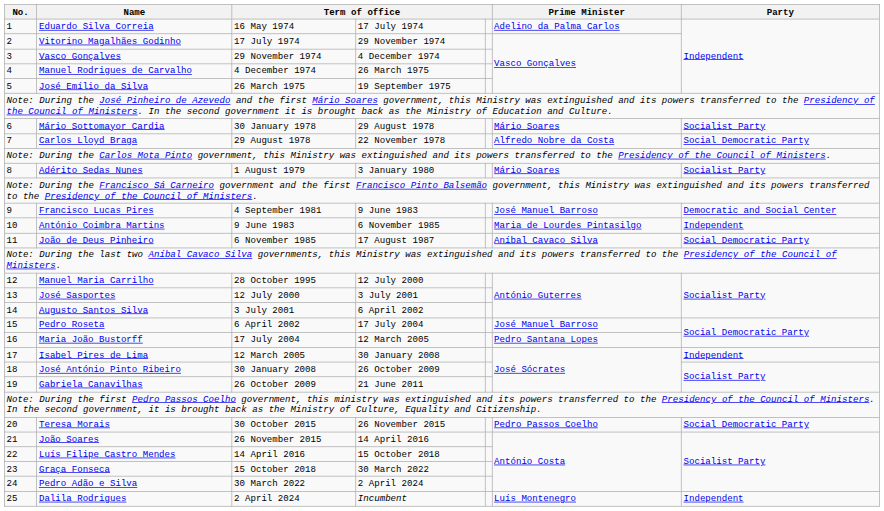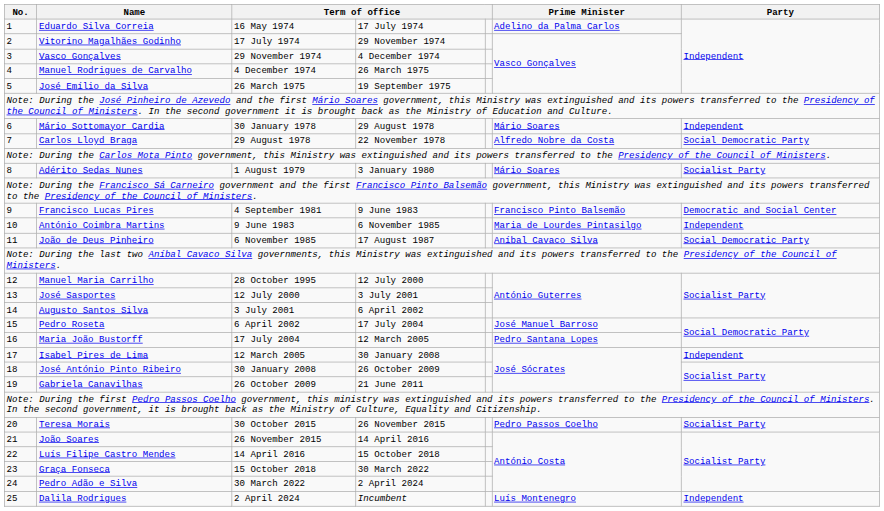(724, 126) Socialist Party -> (714, 126) Independent
(546, 211) José Manuel Barroso -> (560, 211) Francisco Pinto Balsemão
(746, 425) Social Democratic Party -> (724, 425) Socialist Party
